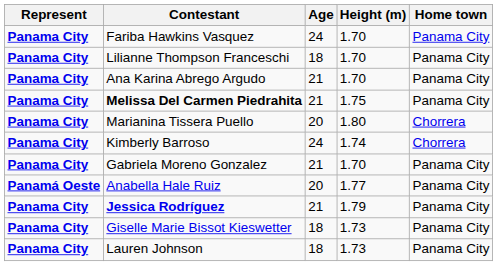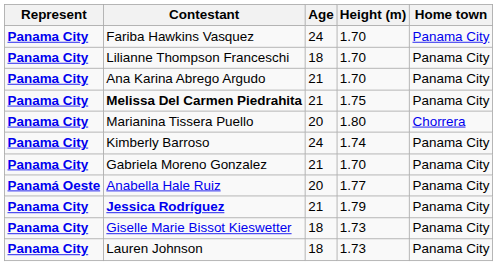(439, 143) Chorrera -> (451, 143) Panama City
